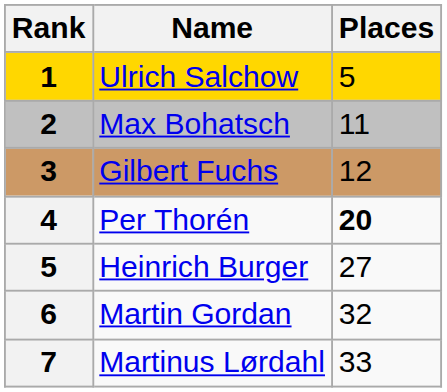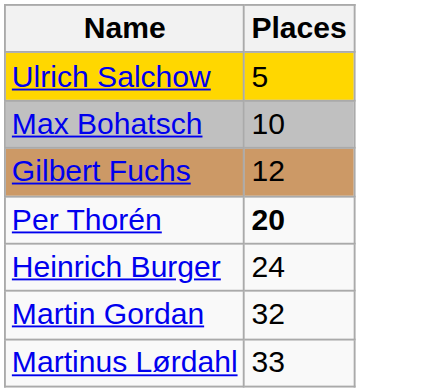- column: (49, 28)
(354, 123) 11 -> (268, 123) 10
(356, 266) 27 -> (268, 266) 24
